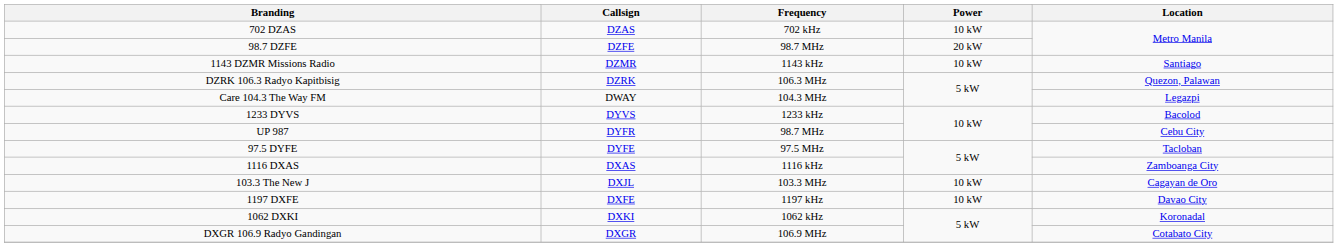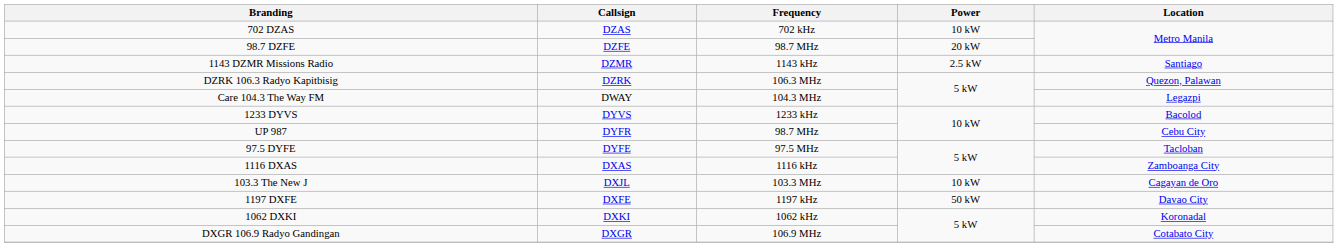(968, 64) 10 kW -> (966, 64) 2.5 kW
(968, 200) 10 kW -> (966, 200) 50 kW
